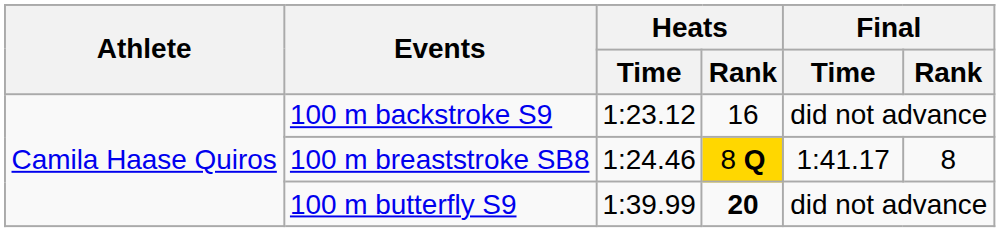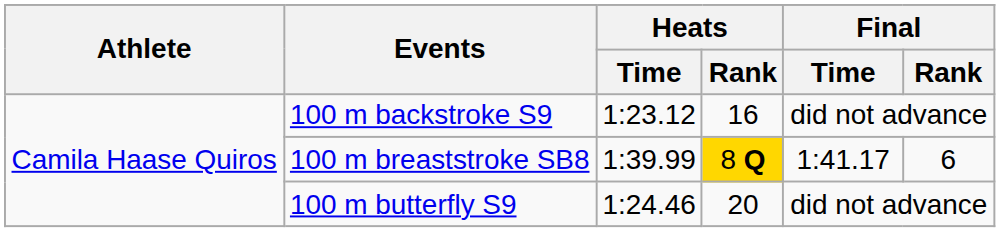(649, 160) 1:24.46 -> (649, 160) 1:39.99
(948, 160) 8 -> (948, 160) 6
(649, 204) 1:39.99 -> (649, 204) 1:24.46
(743, 204) bold -> (743, 204) normal
